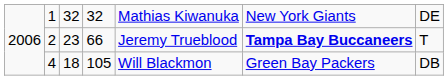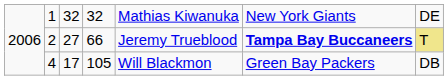(71, 39) 23 -> (71, 39) 27
(424, 39) no background -> (424, 39) khaki background
(71, 63) 18 -> (71, 63) 17
